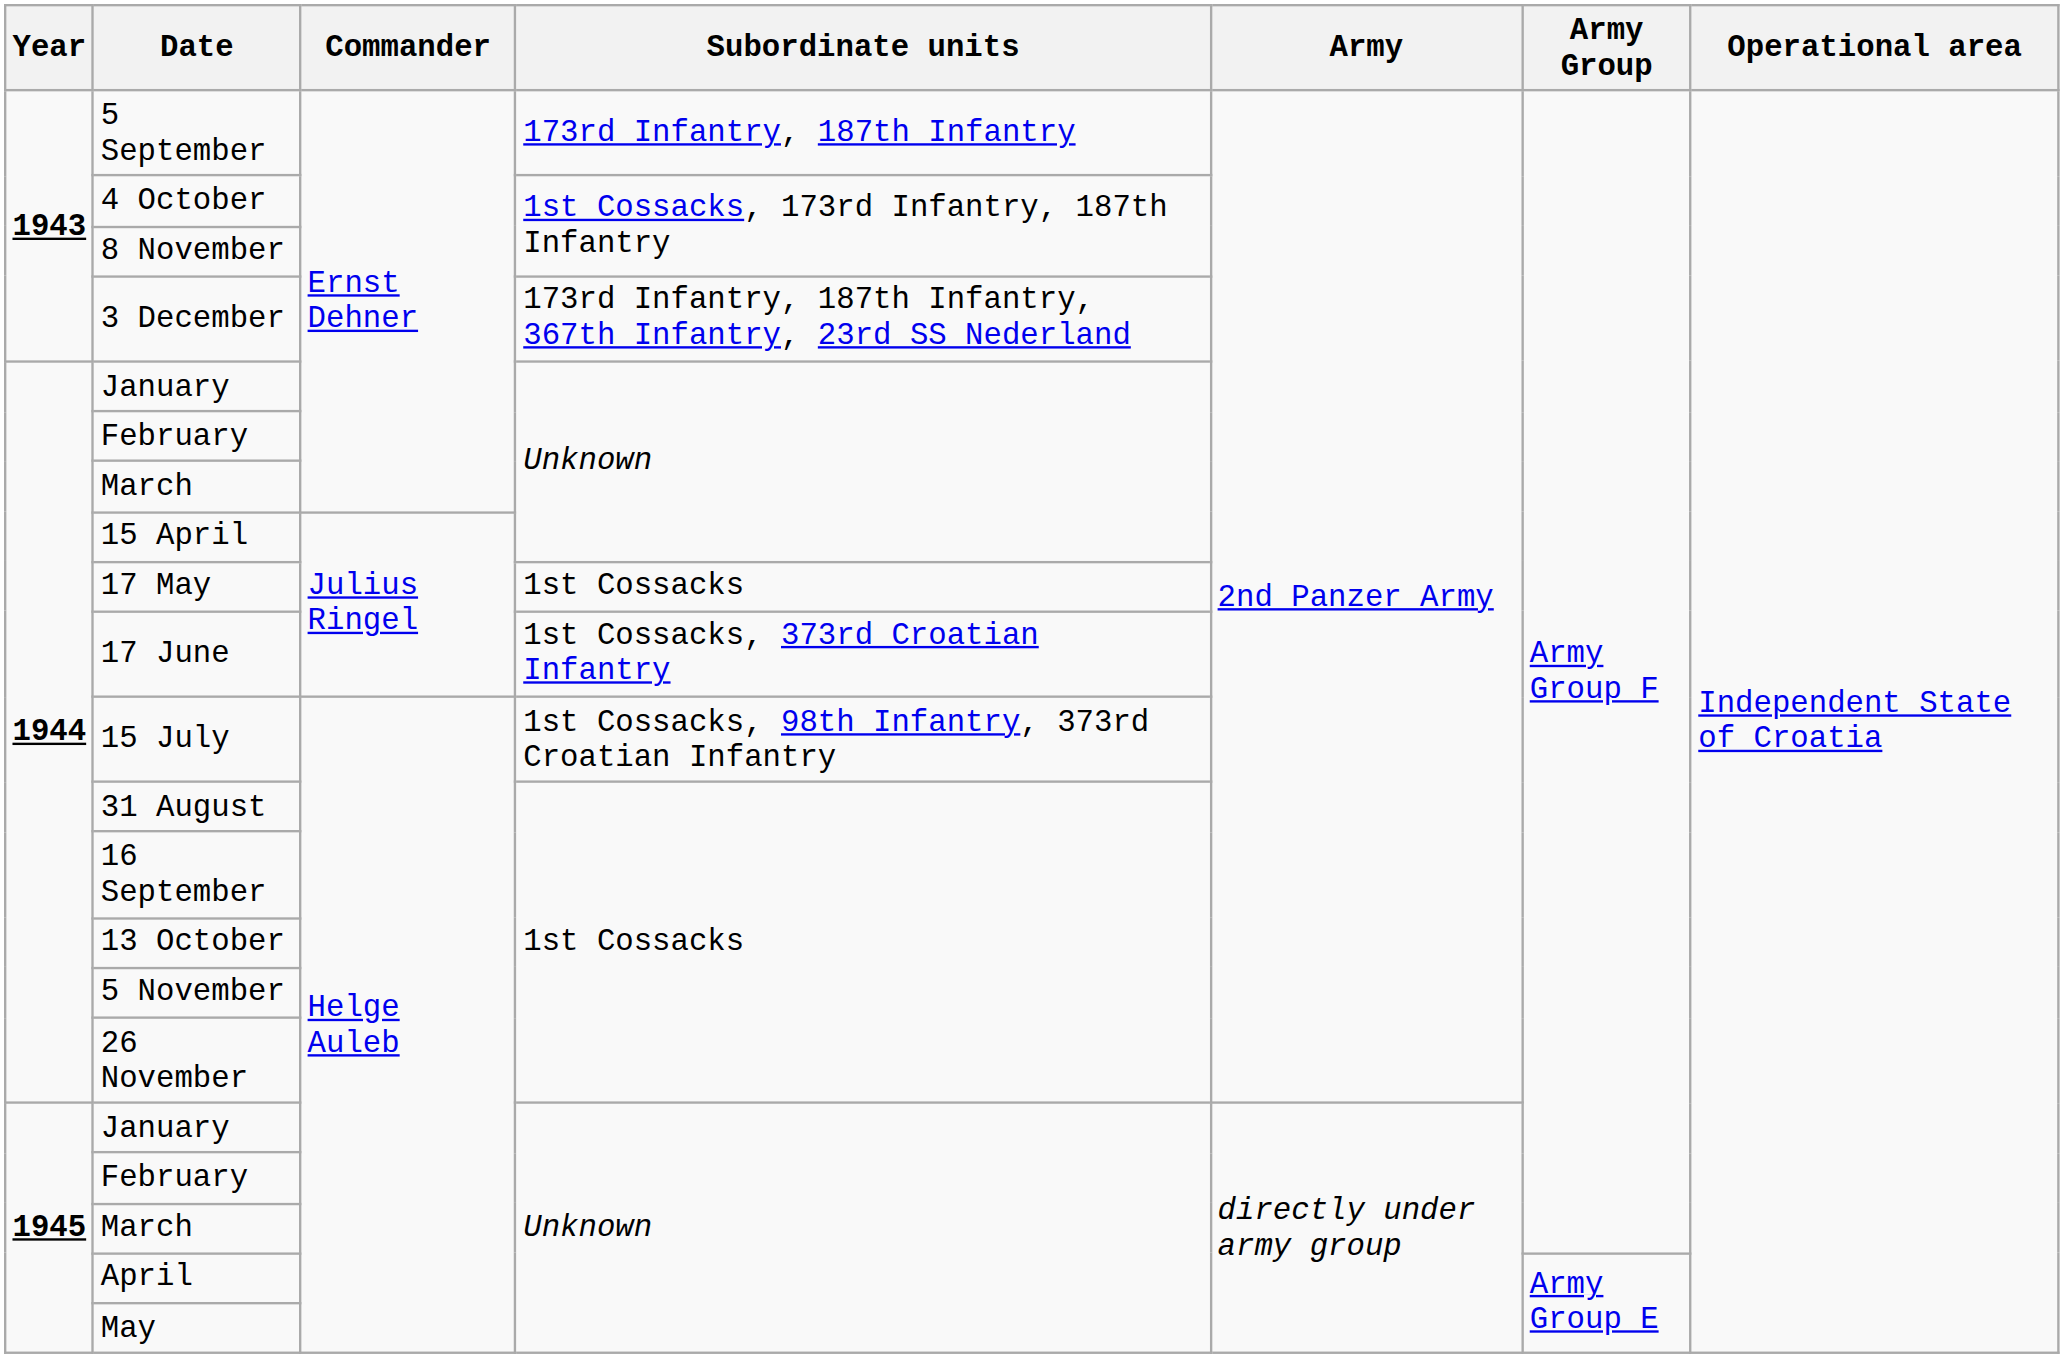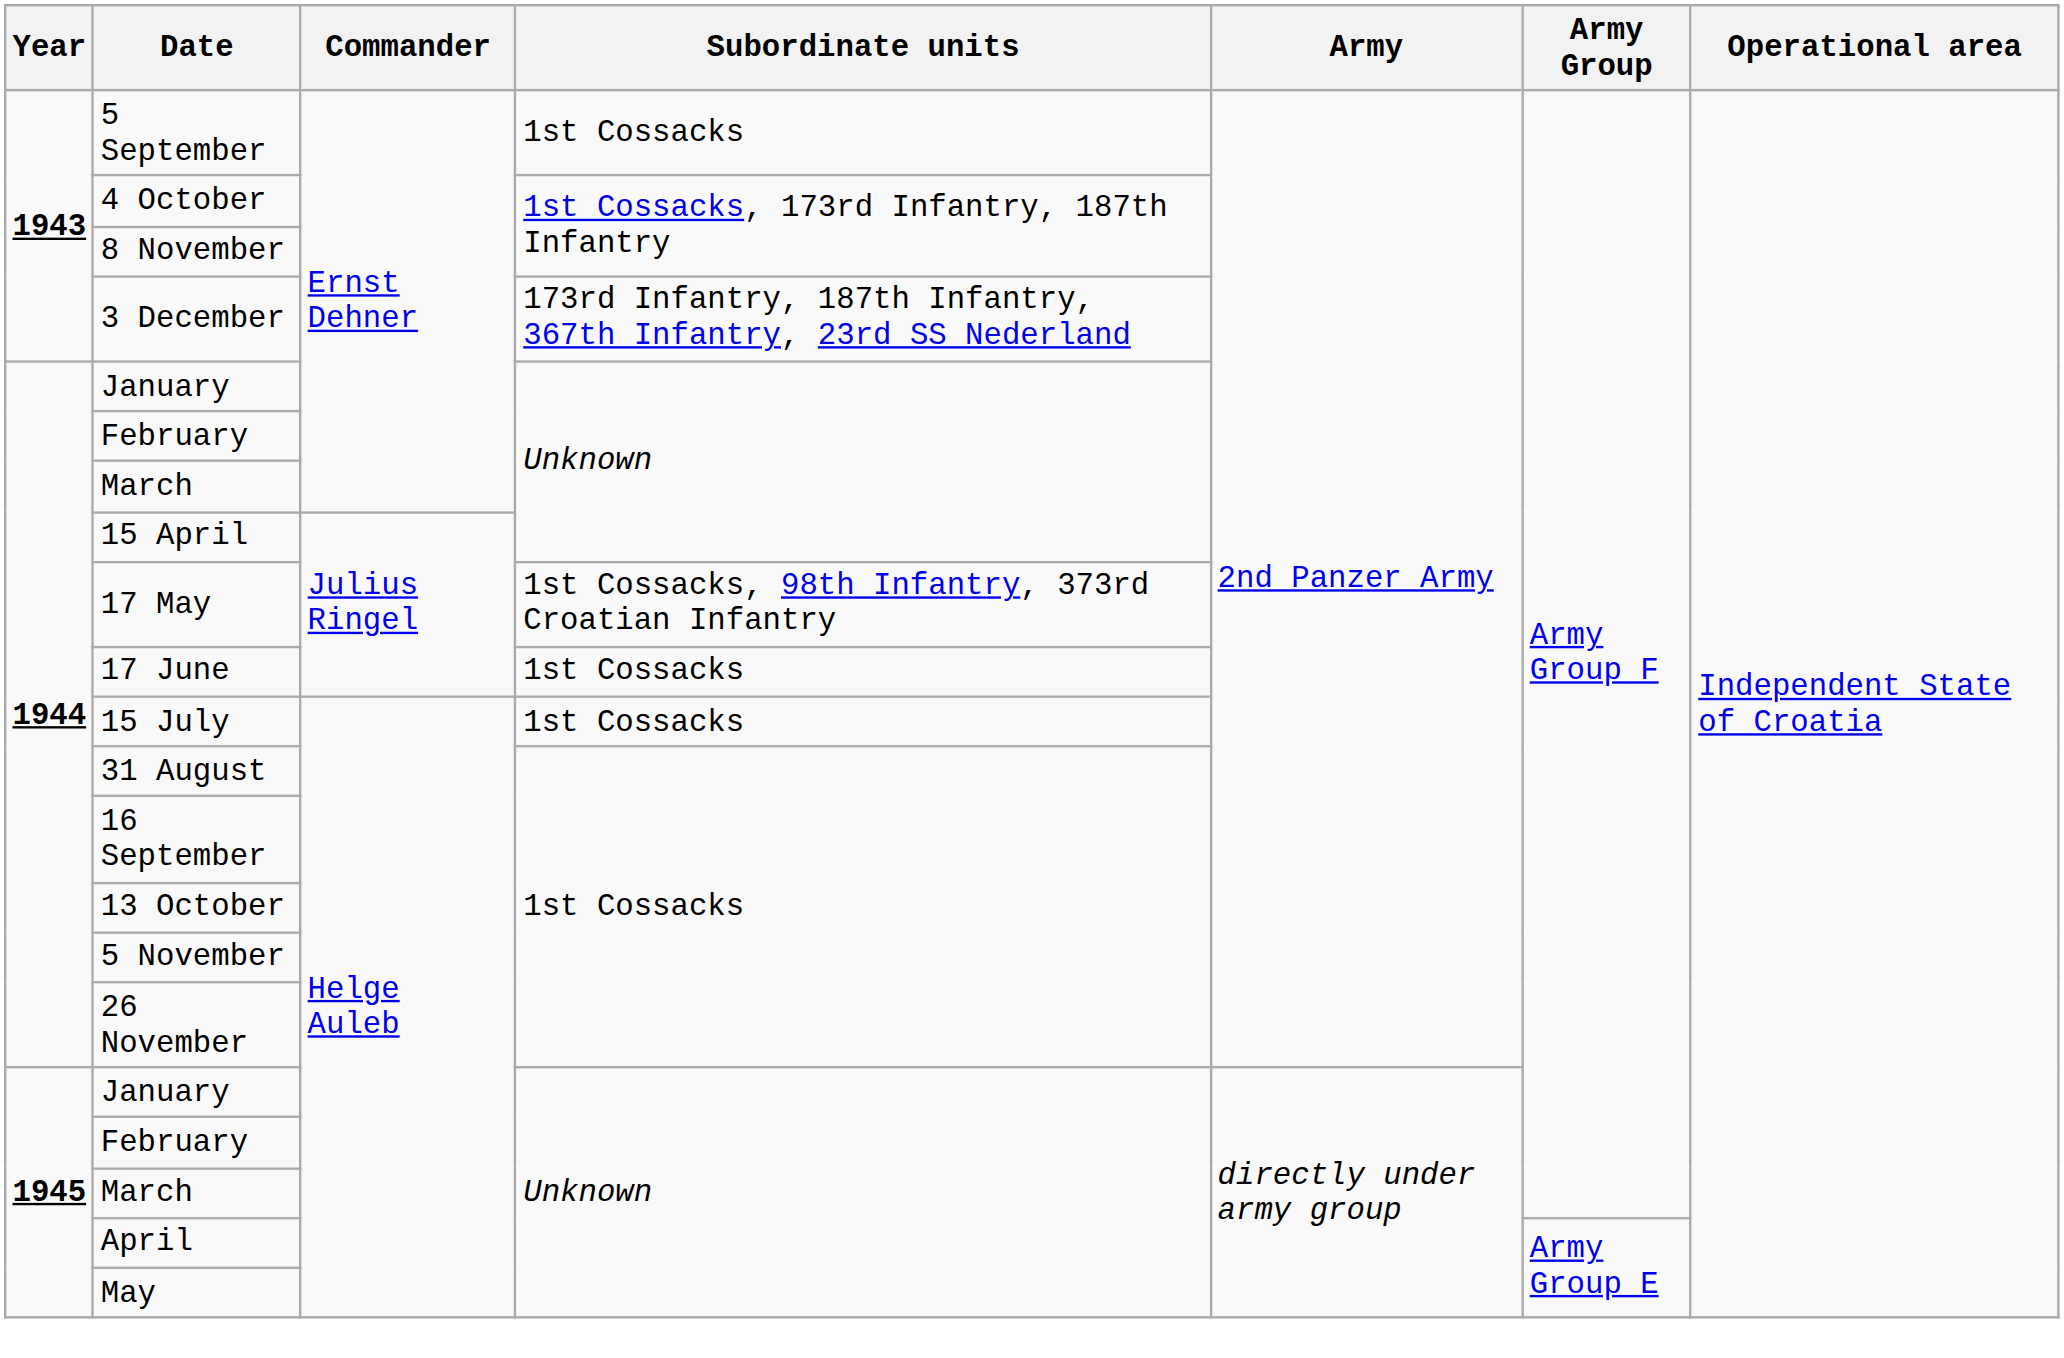(799, 133) 173rd Infantry, 187th Infantry -> (634, 133) 1st Cossacks
(634, 586) 1st Cossacks -> (836, 604) 1st Cossacks, 98th Infantry, 373rd Croatian Infantry
(781, 654) 1st Cossacks, 373rd Croatian Infantry -> (634, 672) 1st Cossacks
(836, 740) 1st Cossacks, 98th Infantry, 373rd Croatian Infantry -> (634, 722) 1st Cossacks
